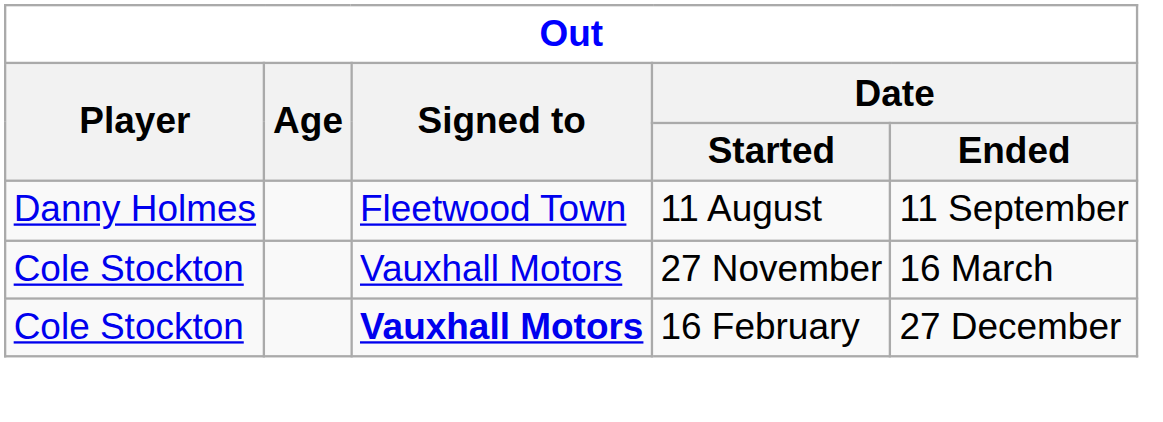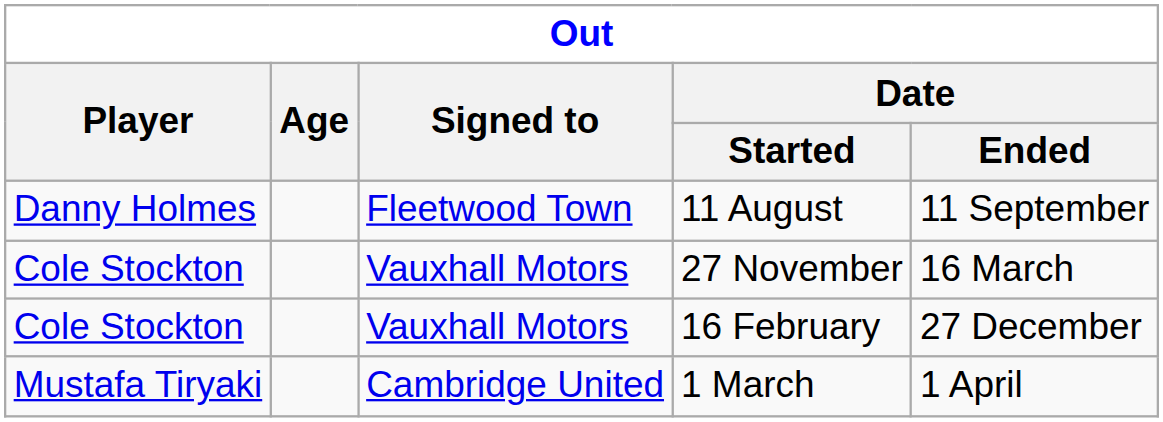(502, 326) bold -> (497, 326) normal
+ row: (748, 385)
